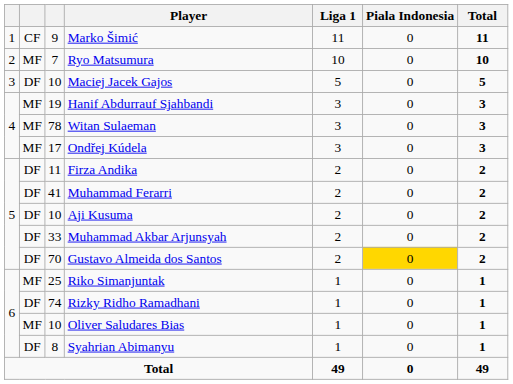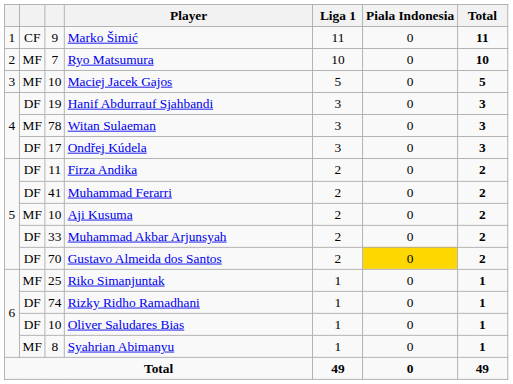(32, 81) DF -> (32, 81) MF
(32, 103) MF -> (32, 103) DF
(32, 148) MF -> (32, 148) DF
(32, 214) DF -> (32, 214) MF
(32, 324) MF -> (32, 324) DF
(32, 346) DF -> (32, 346) MF
